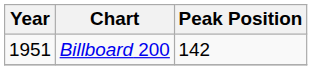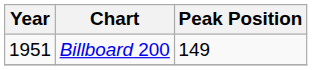(194, 49) 142 -> (194, 49) 149
